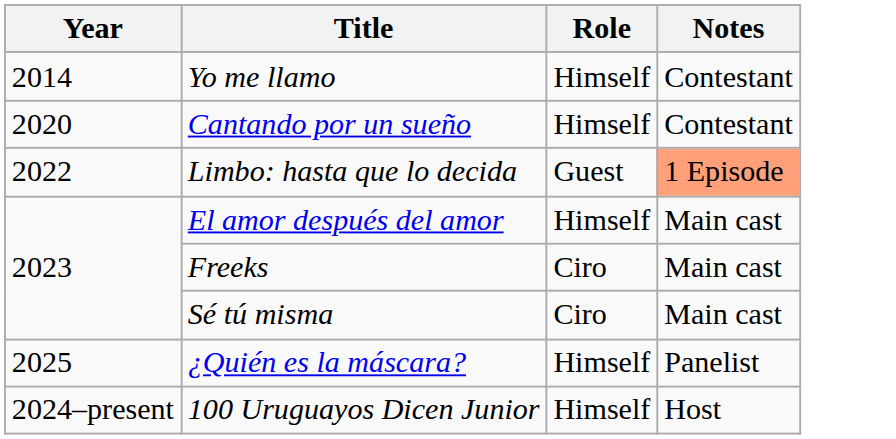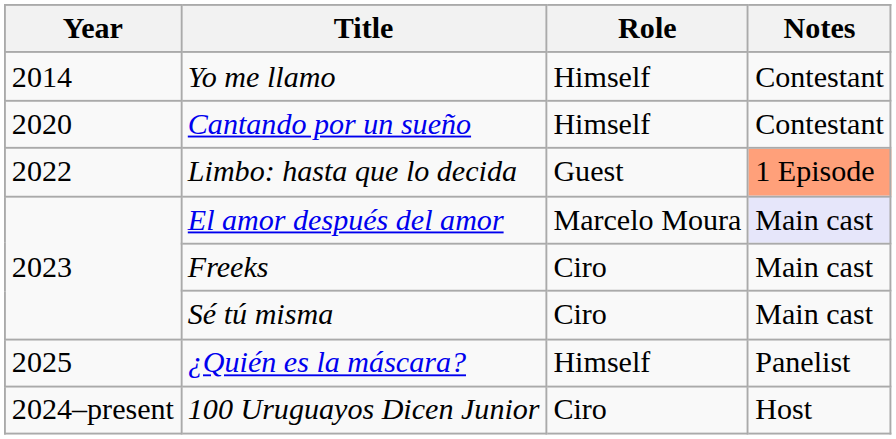(602, 219) Himself -> (647, 219) Marcelo Moura
(723, 219) no background -> (814, 219) lavender background
(602, 409) Himself -> (580, 409) Ciro
